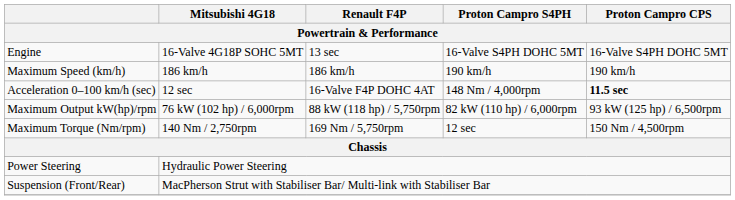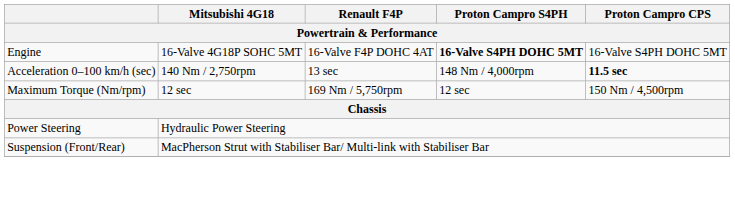(324, 52) 13 sec -> (371, 52) 16-Valve F4P DOHC 4AT
(515, 52) normal -> (511, 52) bold
- row: (66, 71)
(177, 90) 12 sec -> (208, 71) 140 Nm / 2,750rpm
(372, 90) 16-Valve F4P DOHC 4AT -> (323, 71) 13 sec
- row: (82, 109)
(209, 128) 140 Nm / 2,750rpm -> (176, 90) 12 sec
